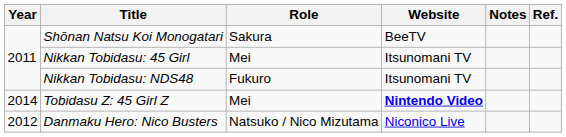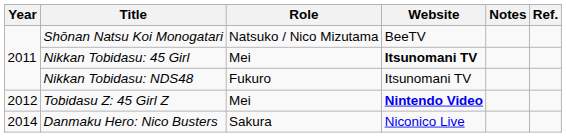(250, 36) Sakura -> (304, 36) Natsuko / Nico Mizutama
(428, 57) normal -> (431, 57) bold
(22, 100) 2014 -> (22, 100) 2012
(22, 121) 2012 -> (22, 121) 2014
(304, 121) Natsuko / Nico Mizutama -> (250, 121) Sakura
